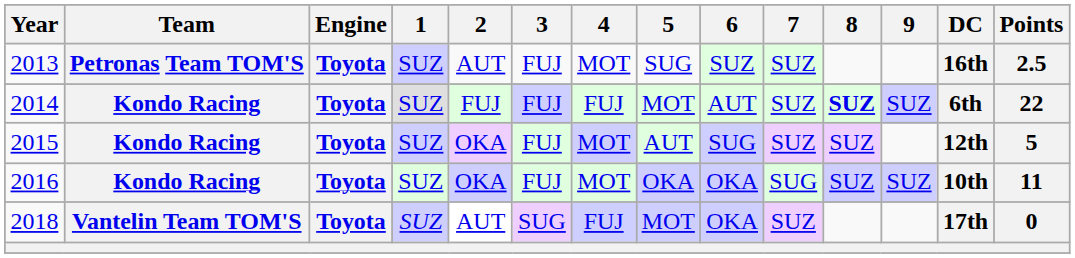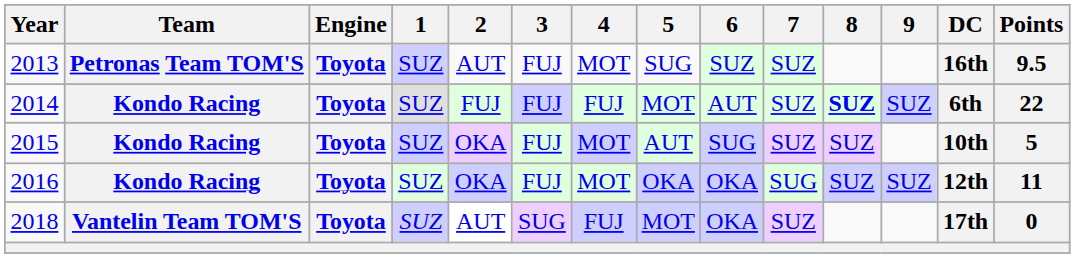(1031, 63) 2.5 -> (1031, 63) 9.5
(966, 142) 12th -> (966, 142) 10th
(966, 181) 10th -> (966, 181) 12th
